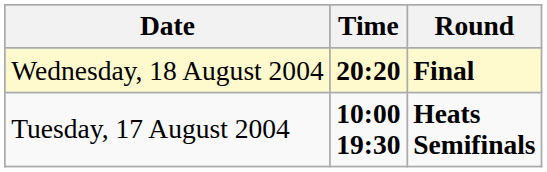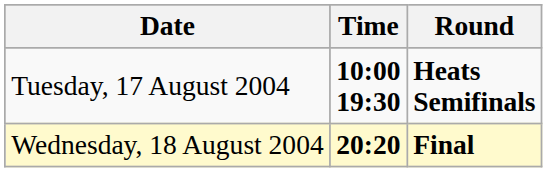rows swapped: (150, 129) <-> (167, 69)
